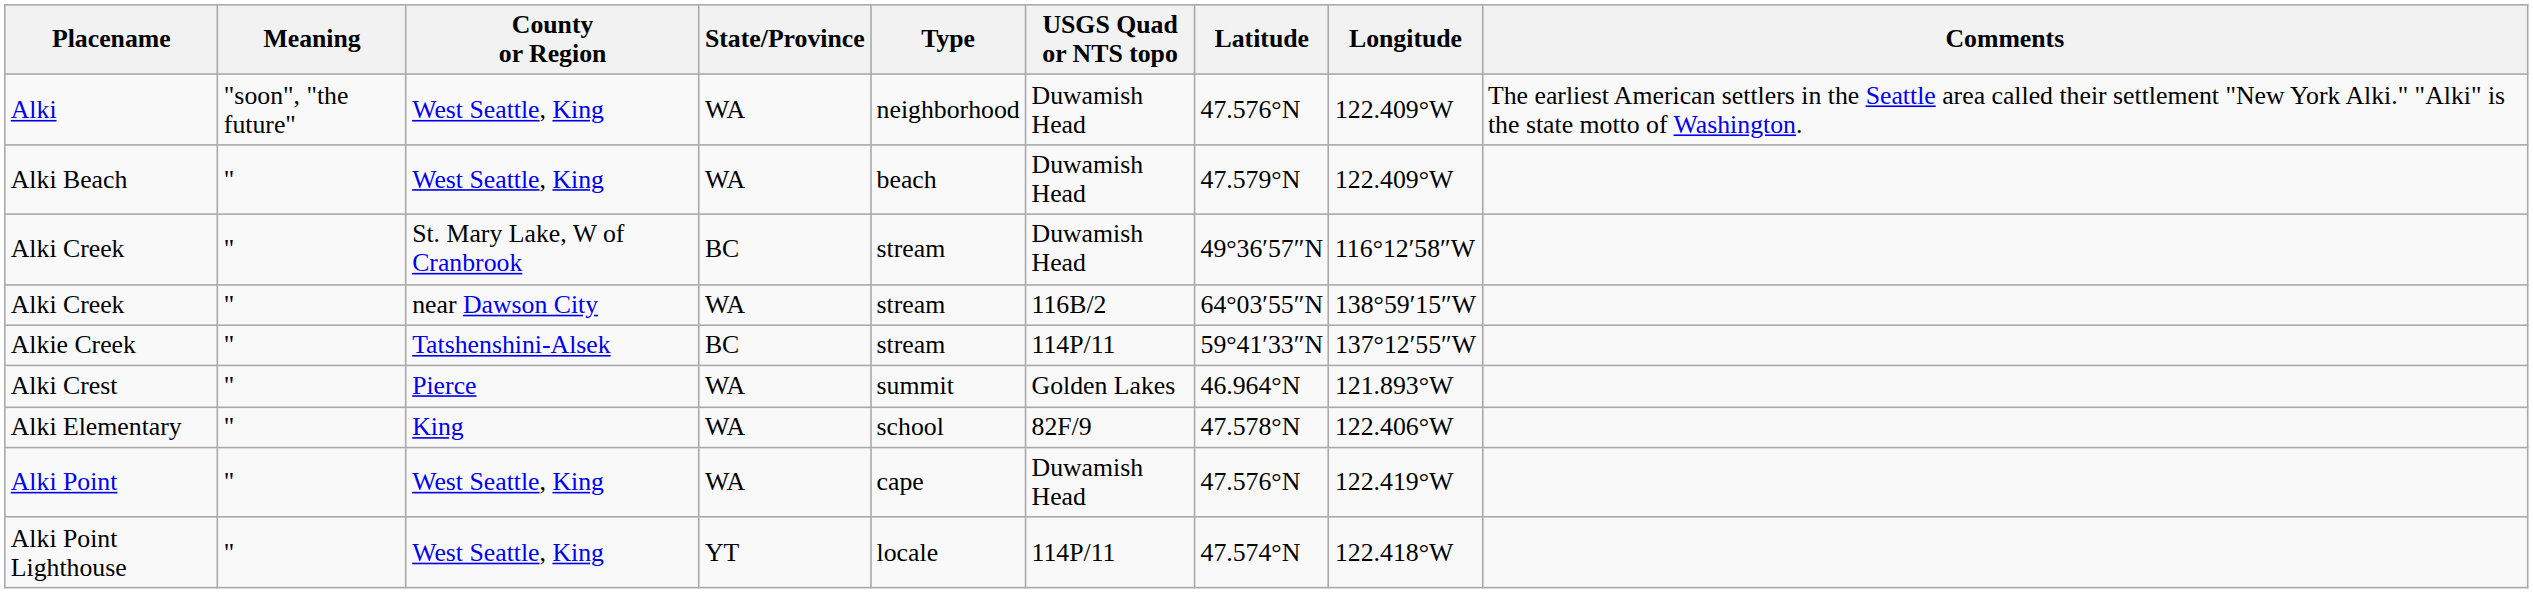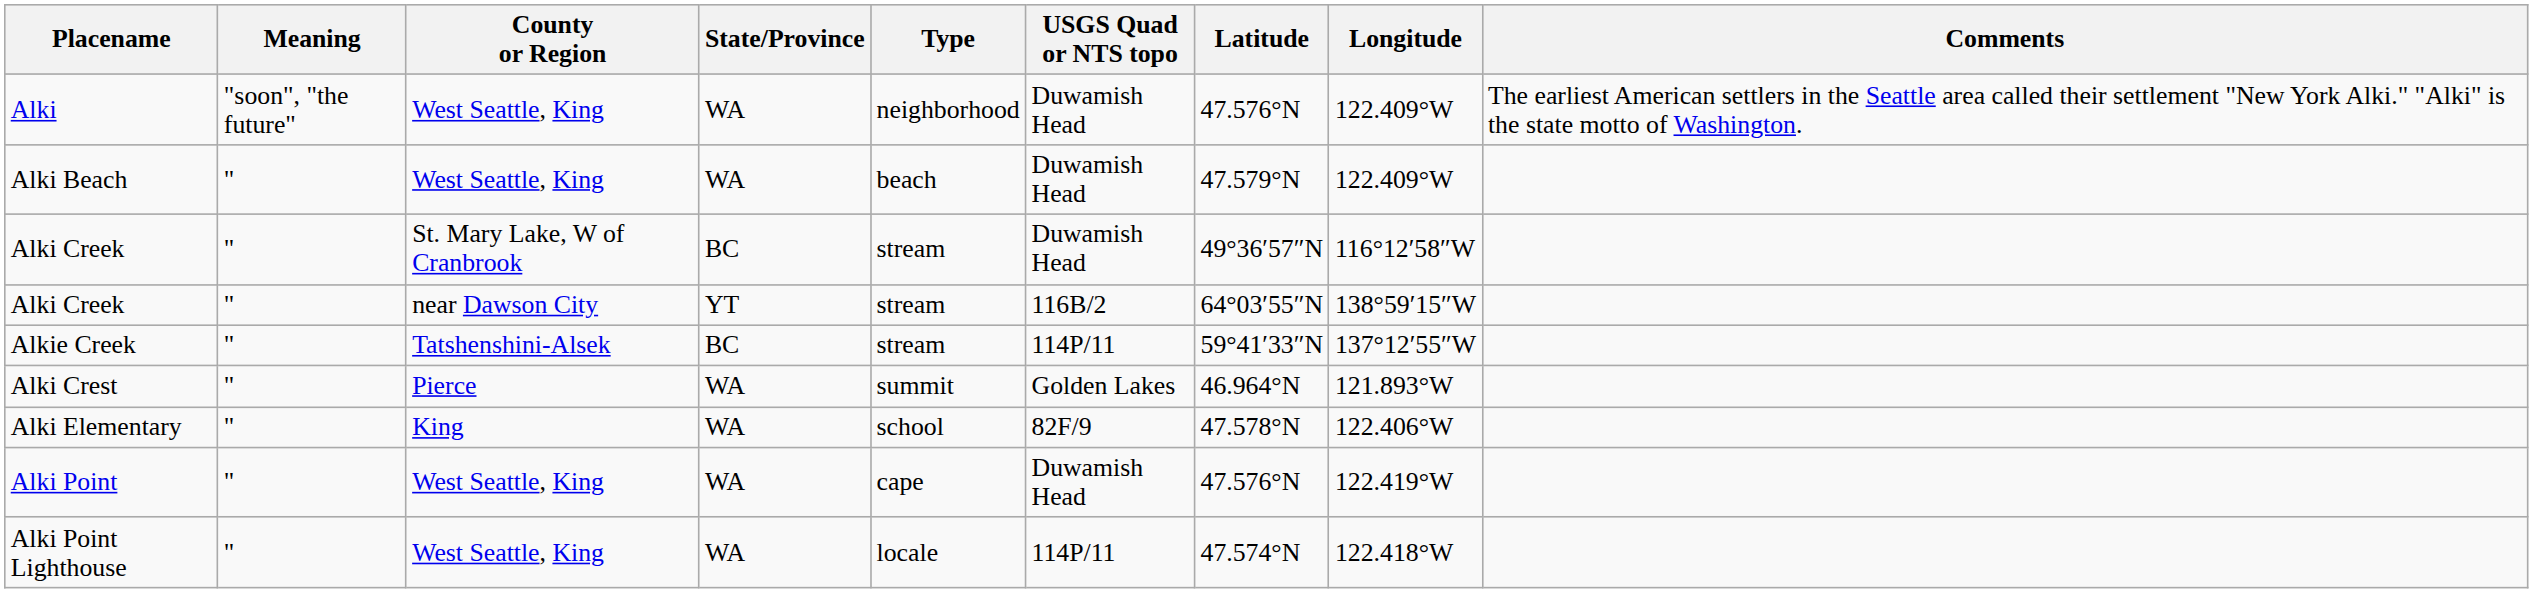(725, 304) WA -> (722, 304) YT
(722, 552) YT -> (725, 552) WA
